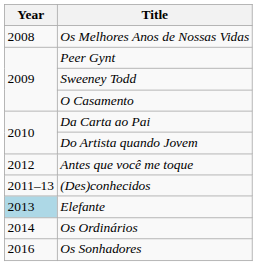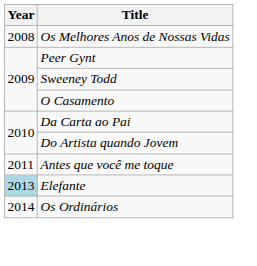(21, 164) 2012 -> (21, 164) 2011
- row: (105, 185)
- row: (101, 249)
